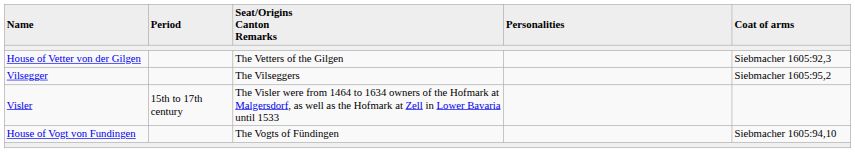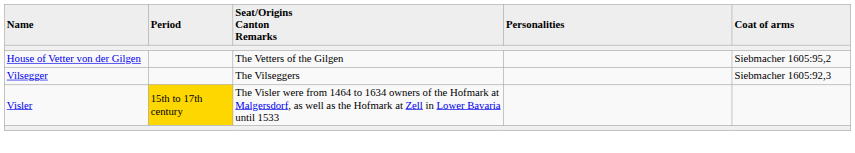(783, 59) Siebmacher 1605:92,3 -> (783, 59) Siebmacher 1605:95,2
(783, 76) Siebmacher 1605:95,2 -> (783, 76) Siebmacher 1605:92,3
(177, 105) no background -> (177, 105) gold background
- row: (71, 134)
